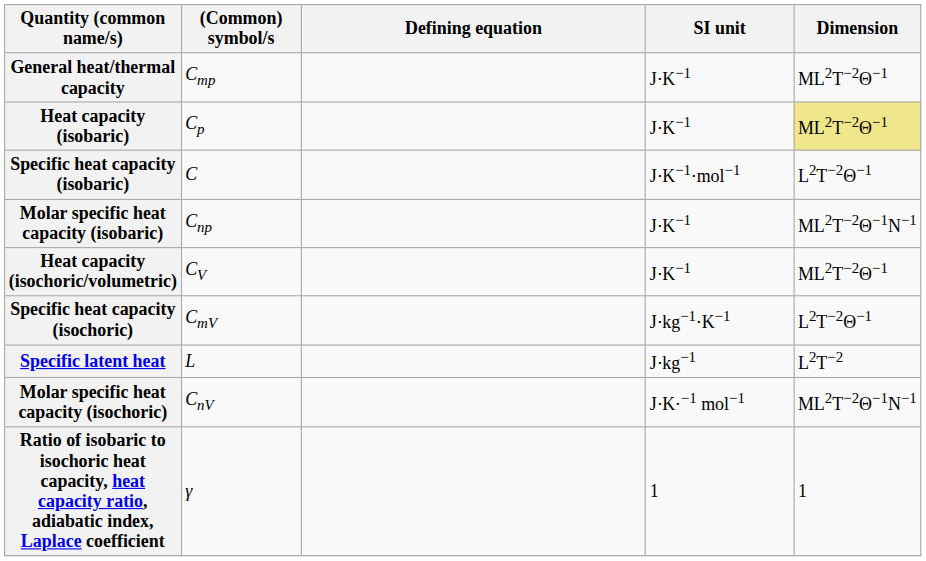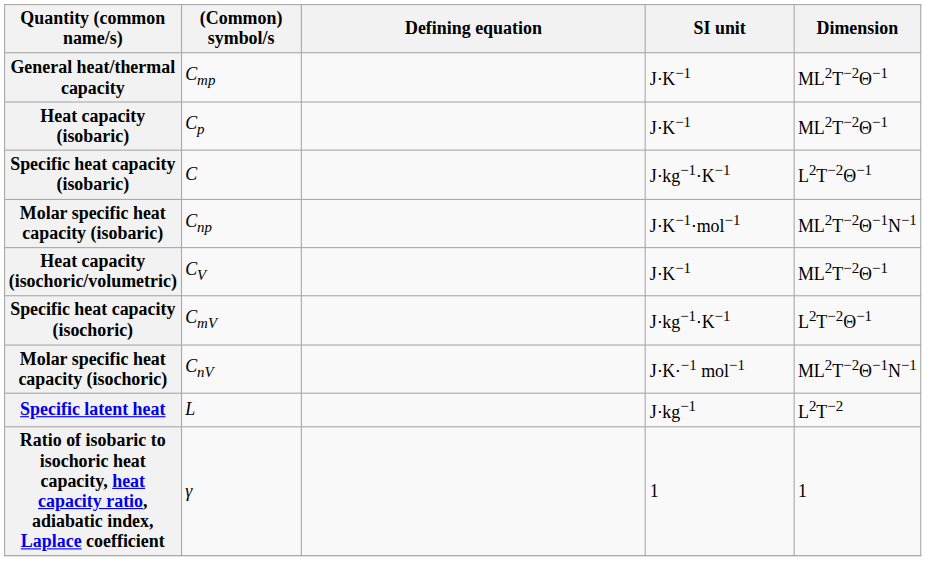(843, 125) khaki background -> (843, 125) no background
(695, 174) J⋅K−1⋅mol−1 -> (690, 174) J⋅kg−1⋅K−1
(670, 223) J⋅K−1 -> (695, 223) J⋅K−1⋅mol−1
rows swapped: (93, 402) <-> (93, 361)
